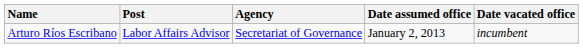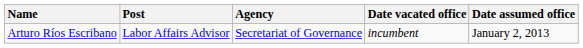columns swapped: (419, 14) <-> (526, 14)
